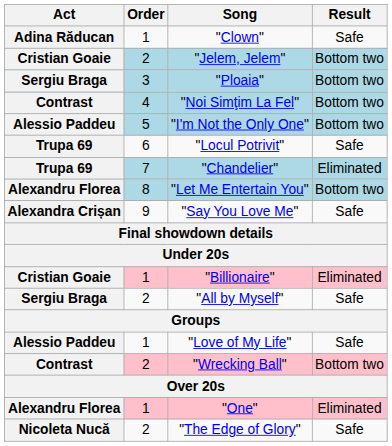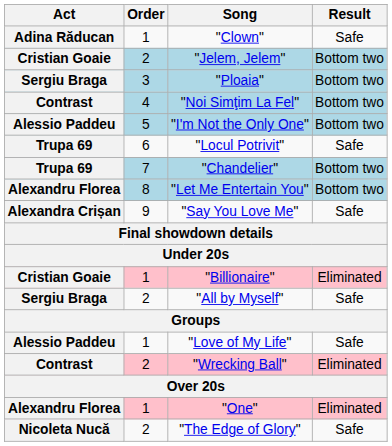(350, 168) Eliminated -> (350, 168) Bottom two
(350, 364) Bottom two -> (350, 364) Eliminated
